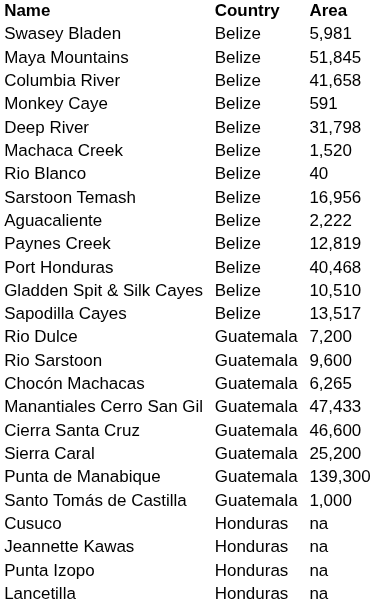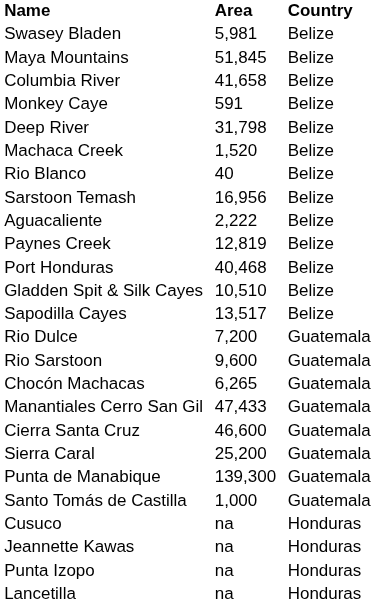columns swapped: (247, 10) <-> (328, 10)
